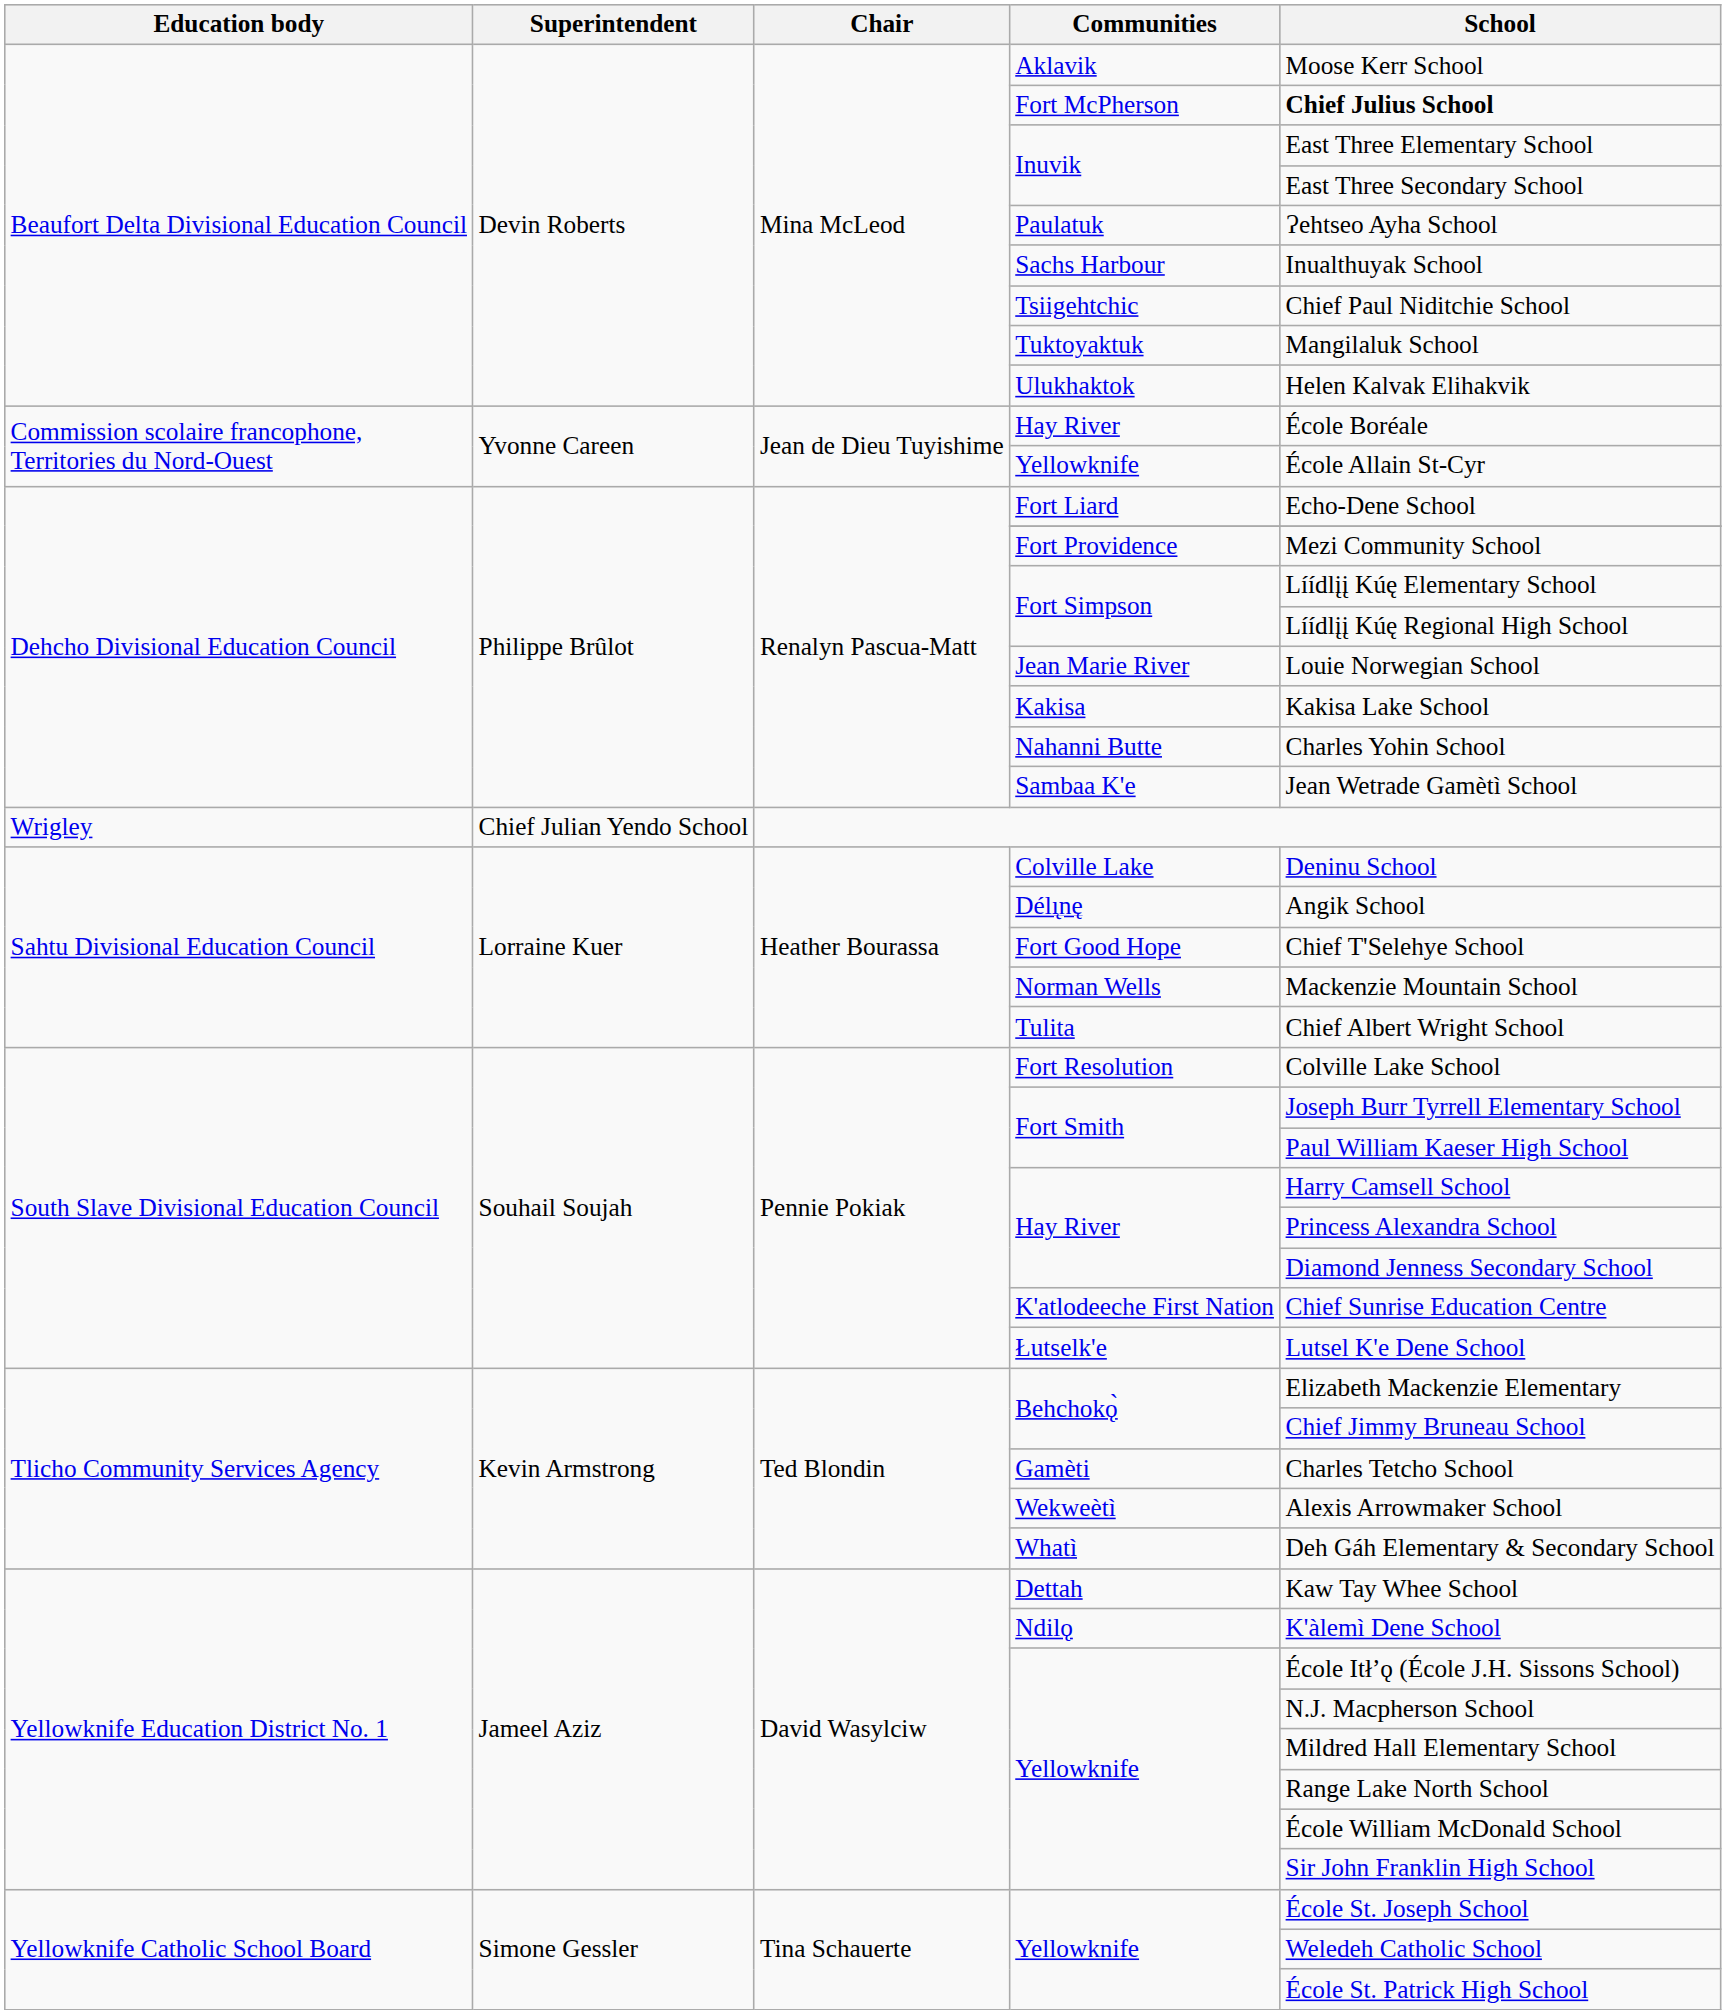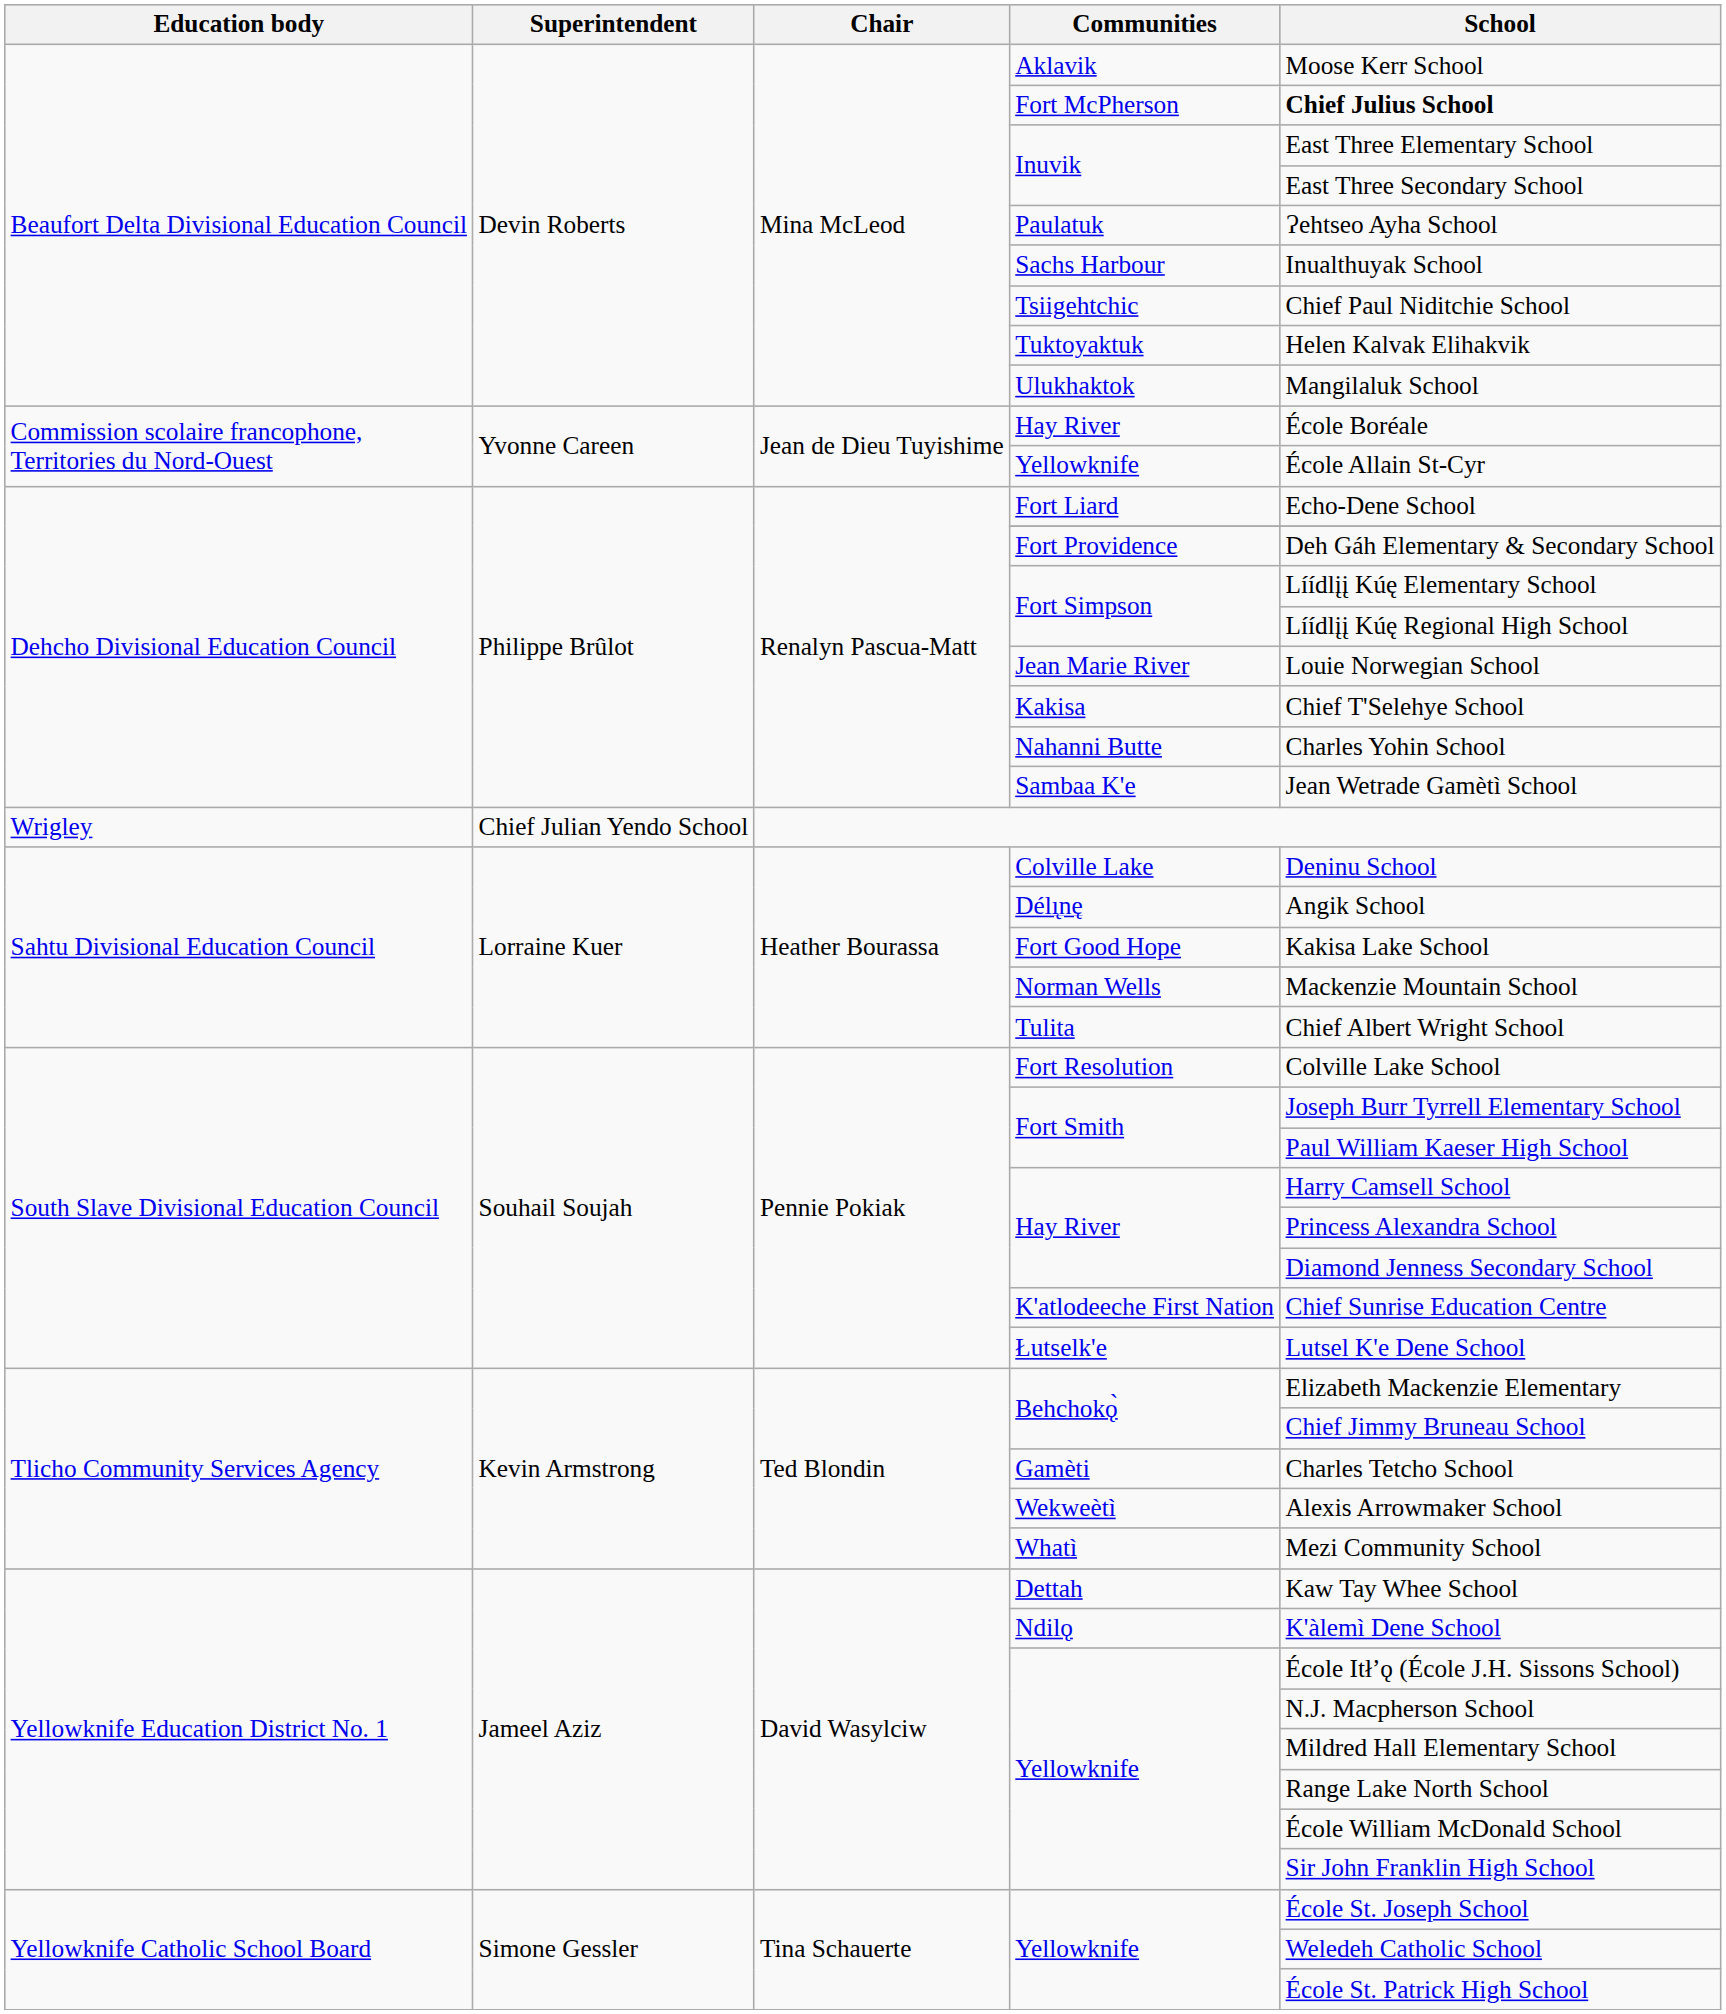(1382, 345) Mangilaluk School -> (1408, 345) Helen Kalvak Elihakvik
(1408, 385) Helen Kalvak Elihakvik -> (1382, 385) Mangilaluk School
(1413, 545) Mezi Community School -> (1500, 545) Deh Gáh Elementary & Secondary School
(1387, 706) Kakisa Lake School -> (1405, 706) Chief T'Selehye School
(1405, 946) Chief T'Selehye School -> (1387, 946) Kakisa Lake School
(1500, 1548) Deh Gáh Elementary & Secondary School -> (1413, 1548) Mezi Community School
